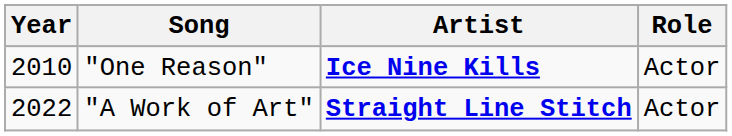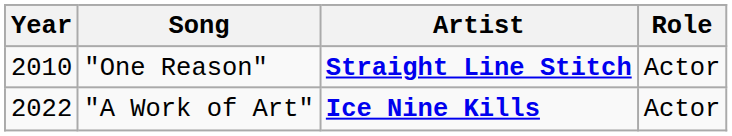(433, 67) Ice Nine Kills -> (479, 67) Straight Line Stitch
(479, 109) Straight Line Stitch -> (433, 109) Ice Nine Kills
